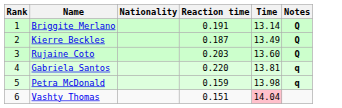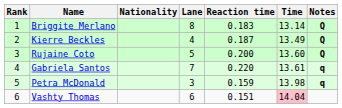+ column: (192, 11)
(215, 26) 0.191 -> (241, 26) 0.183
(215, 54) 0.203 -> (241, 54) 0.200
(267, 68) 13.81 -> (292, 68) 13.61
